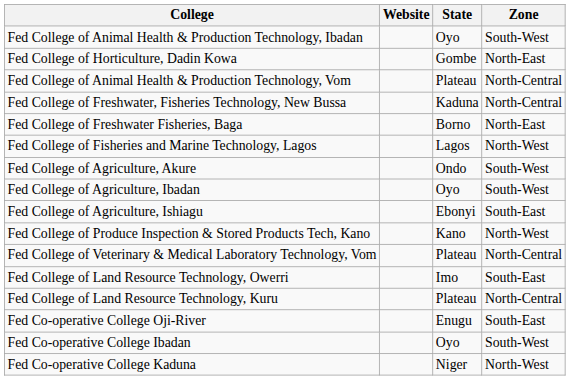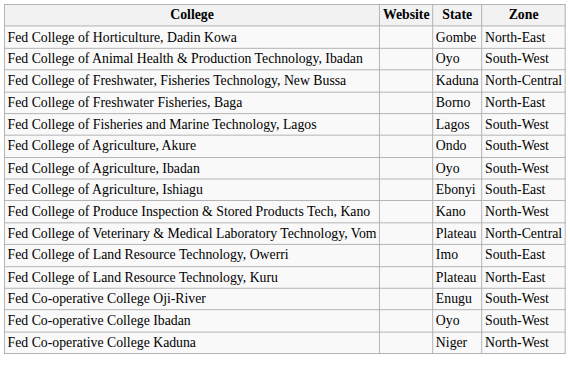rows swapped: (185, 37) <-> (122, 59)
- row: (179, 80)
(517, 146) North-West -> (517, 124) South-West
(524, 299) North-Central -> (515, 277) North-East
(515, 320) South-East -> (517, 299) South-West
